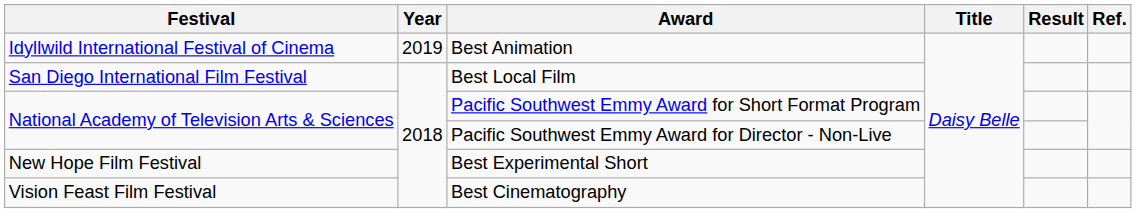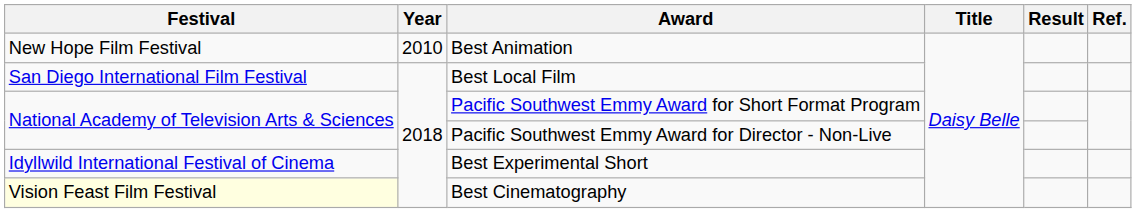(171, 47) Idyllwild International Festival of Cinema -> (105, 47) New Hope Film Festival
(422, 47) 2019 -> (422, 47) 2010
(105, 163) New Hope Film Festival -> (171, 163) Idyllwild International Festival of Cinema
(113, 192) no background -> (113, 192) lightyellow background
